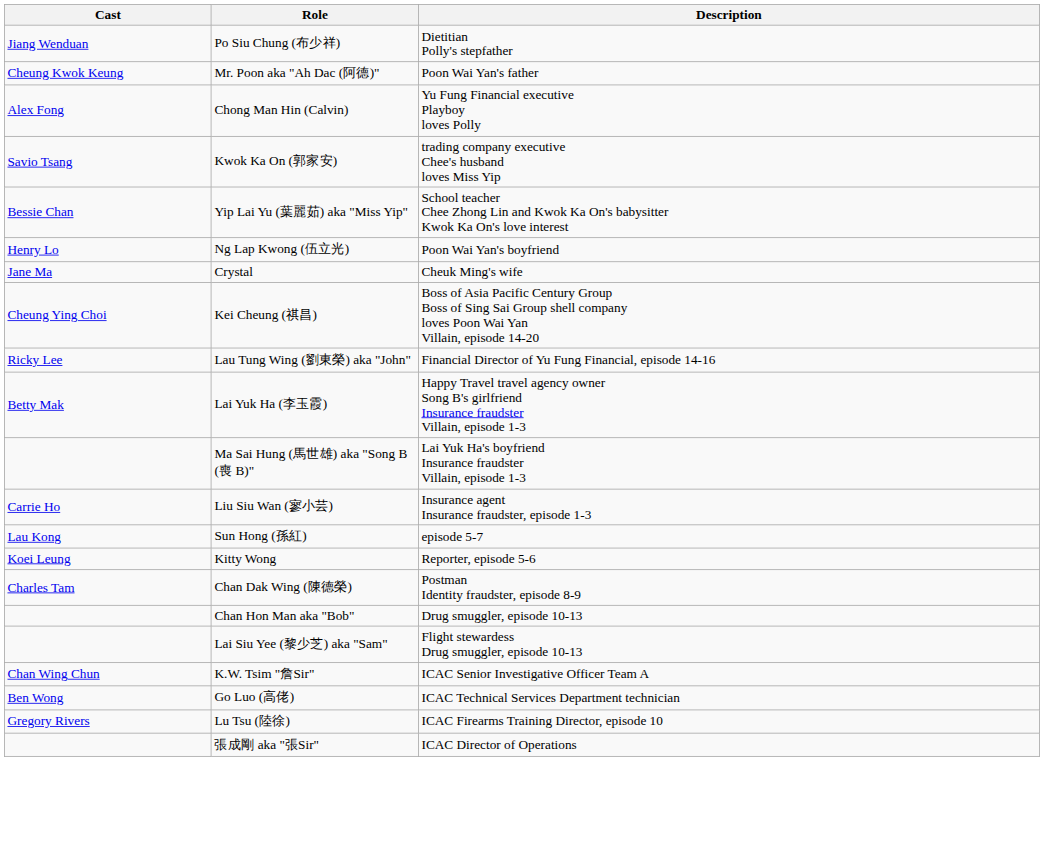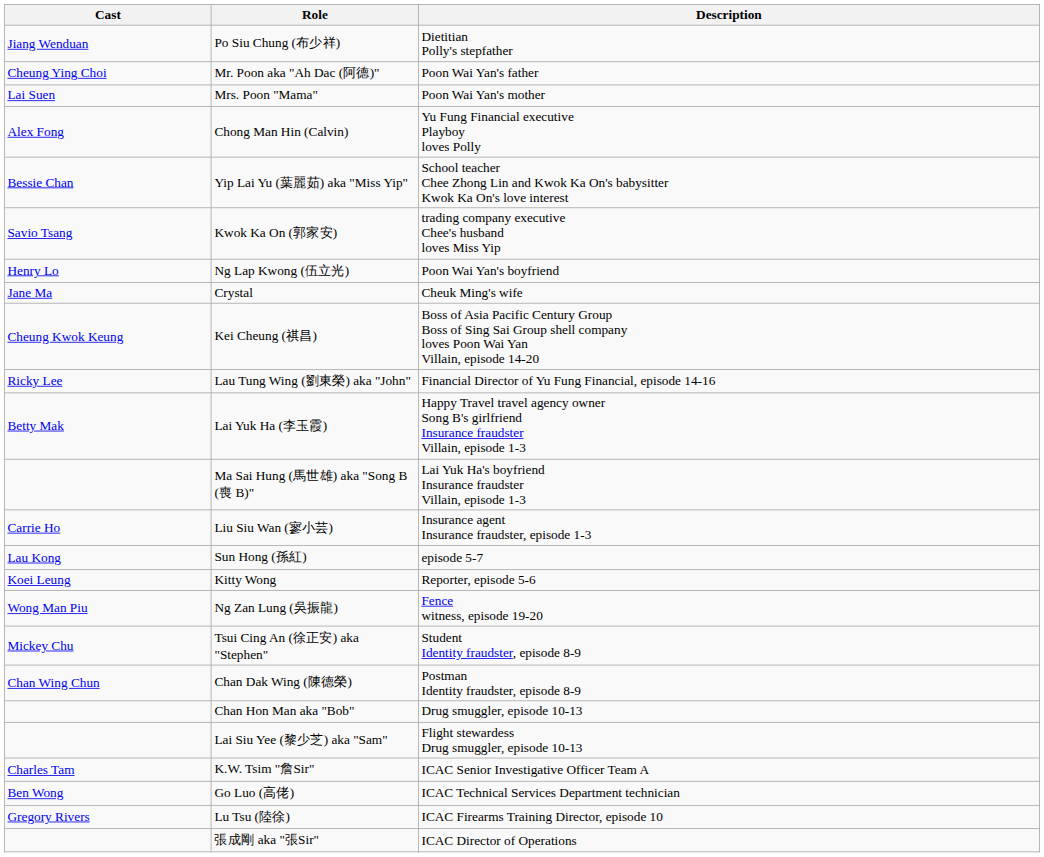(65, 73) Cheung Kwok Keung -> (57, 73) Cheung Ying Choi
+ row: (266, 95)
rows swapped: (276, 161) <-> (311, 212)
(57, 315) Cheung Ying Choi -> (65, 336) Cheung Kwok Keung
+ row: (276, 608)
+ row: (287, 646)
(41, 587) Charles Tam -> (54, 682) Chan Wing Chun
(54, 674) Chan Wing Chun -> (41, 769) Charles Tam
